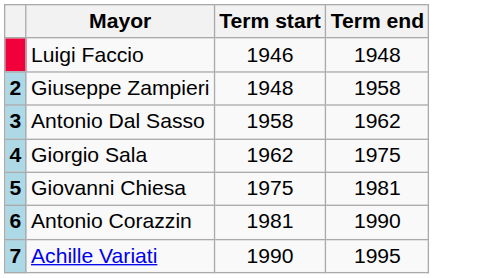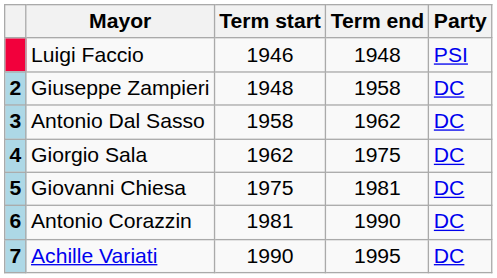+ column: (460, 21)
